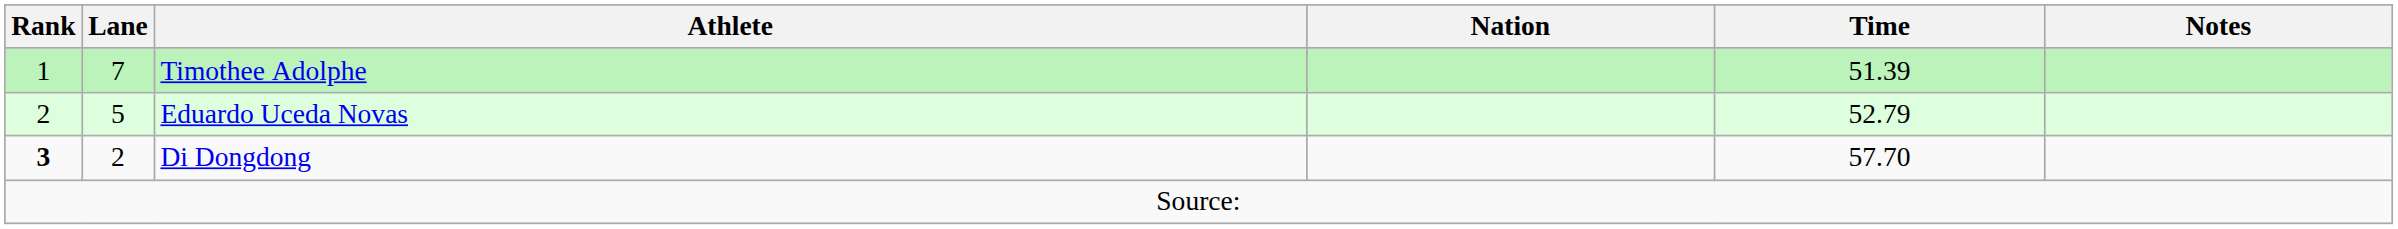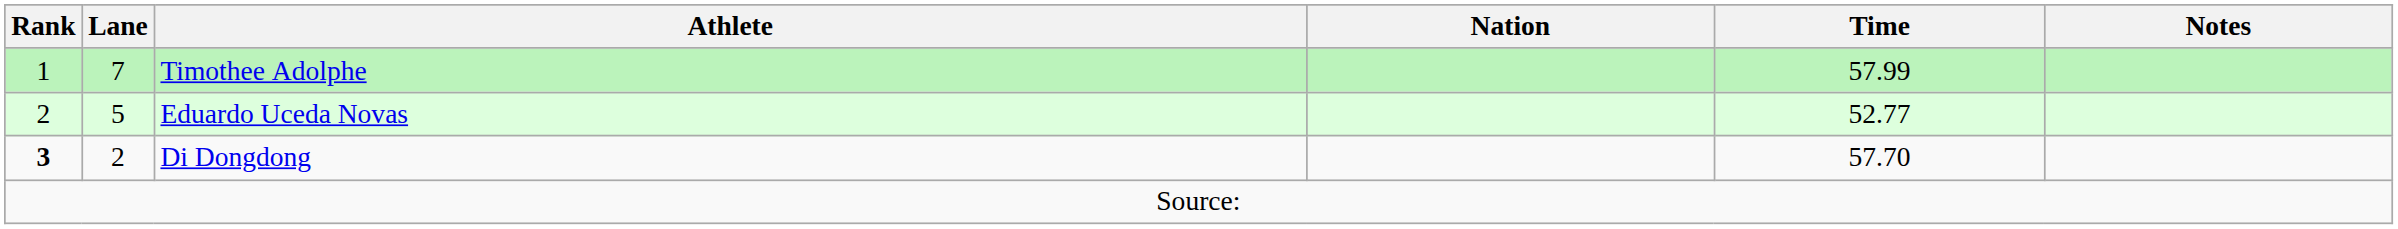(1880, 69) 51.39 -> (1880, 69) 57.99
(1880, 113) 52.79 -> (1880, 113) 52.77
